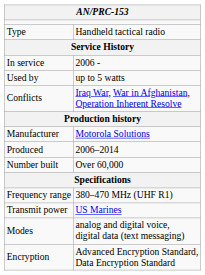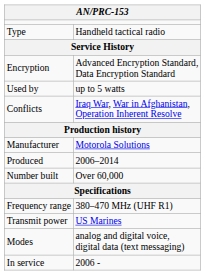rows swapped: (26, 62) <-> (28, 257)
